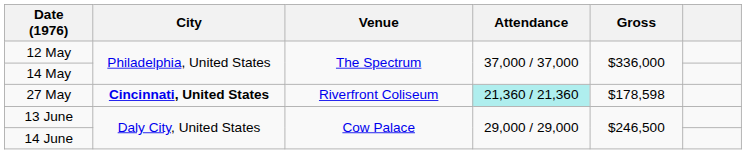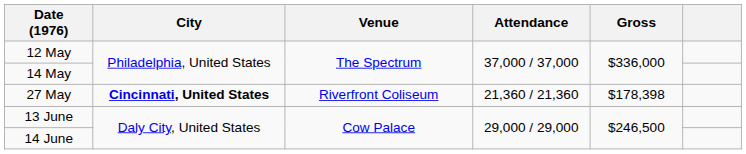(531, 95) paleturquoise background -> (531, 95) no background
(636, 95) $178,598 -> (636, 95) $178,398
